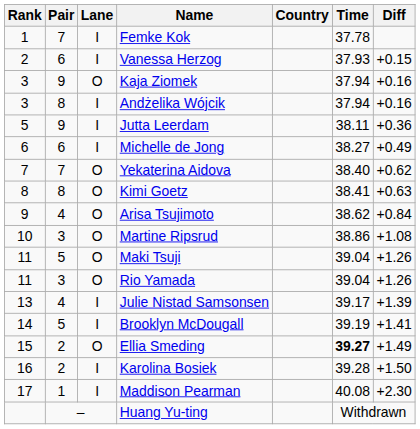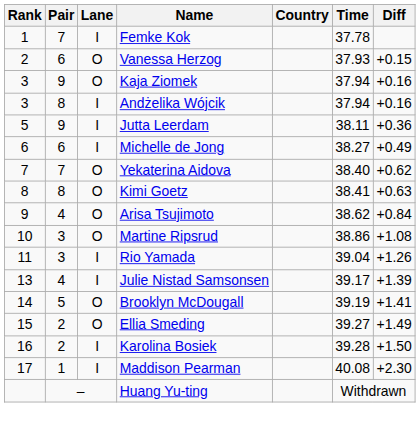(97, 59) I -> (97, 59) O
- row: (150, 258)
(97, 280) O -> (97, 258) I
(97, 324) I -> (97, 302) O
(353, 346) bold -> (353, 324) normal
